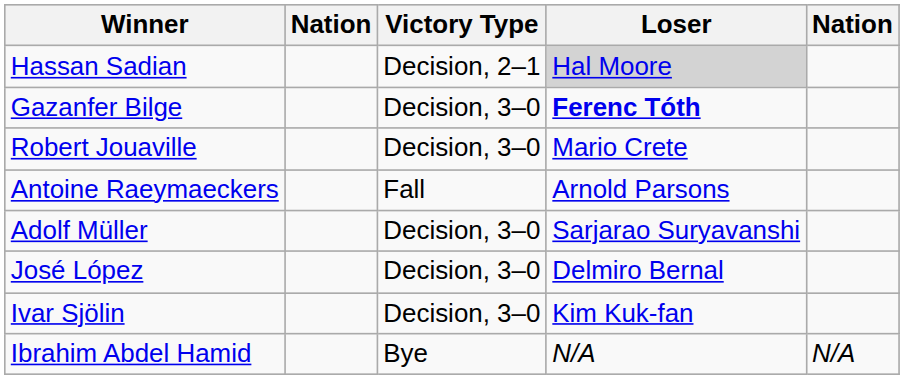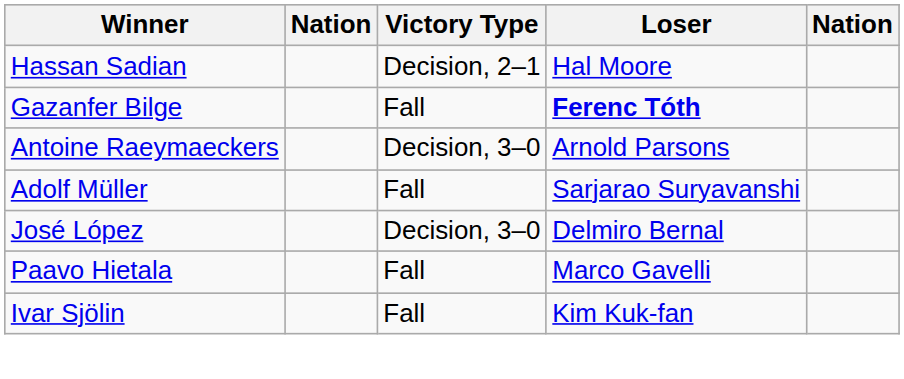(612, 66) lightgrey background -> (612, 66) no background
(462, 107) Decision, 3–0 -> (404, 107) Fall
- row: (104, 148)
(404, 189) Fall -> (462, 148) Decision, 3–0
(462, 230) Decision, 3–0 -> (404, 189) Fall
+ row: (91, 271)
(462, 312) Decision, 3–0 -> (404, 312) Fall
- row: (131, 353)
